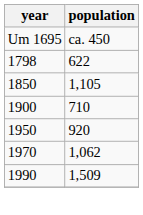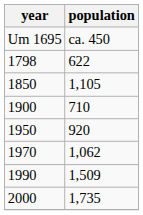+ row: (22, 198)
